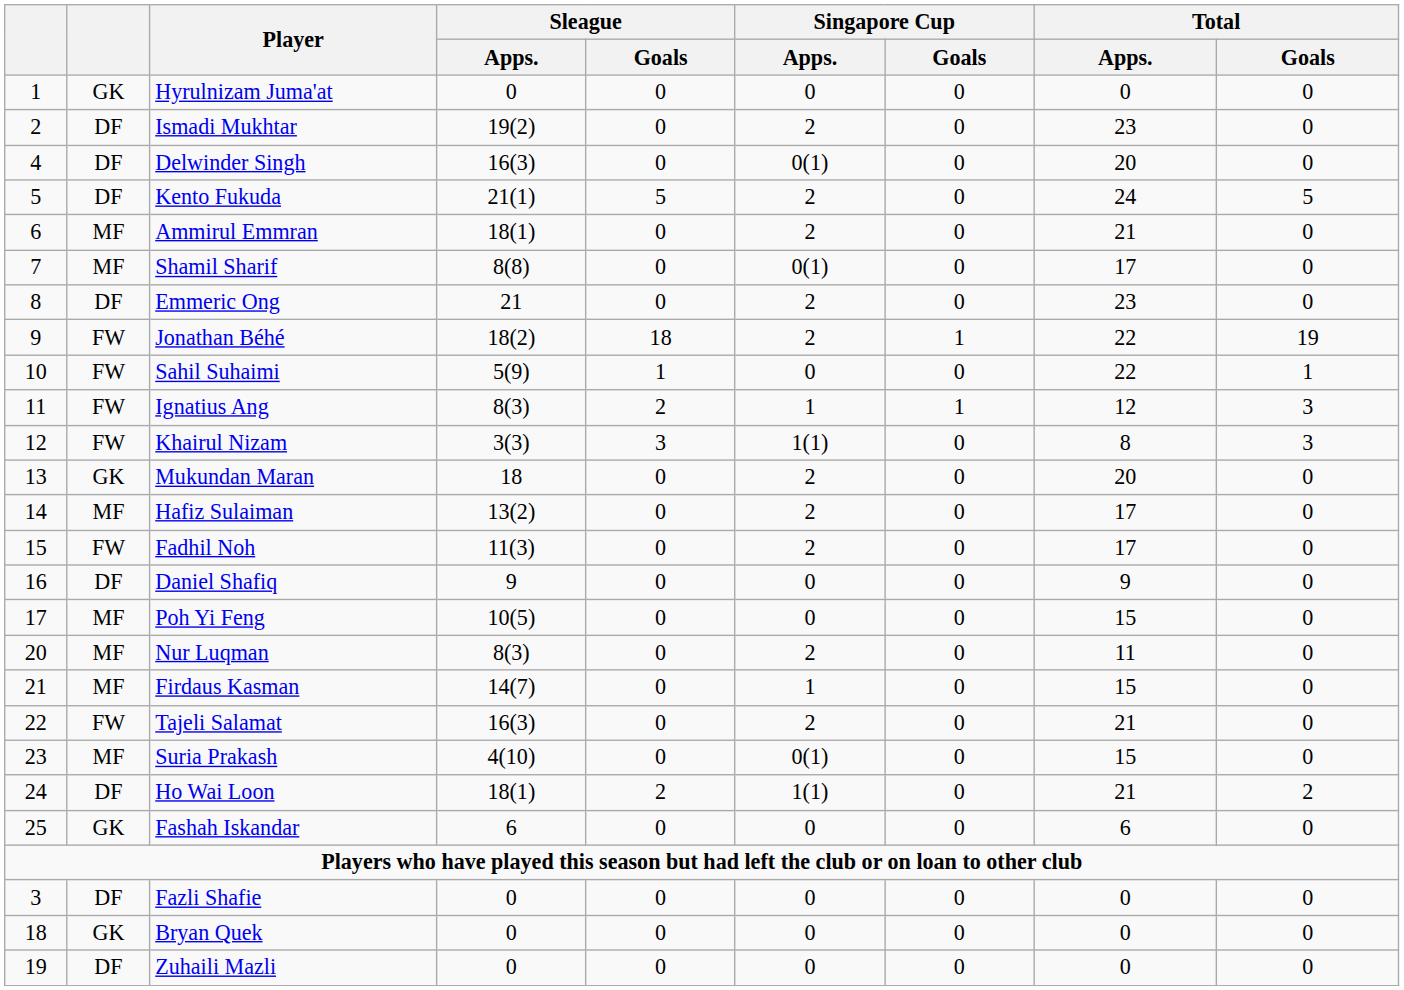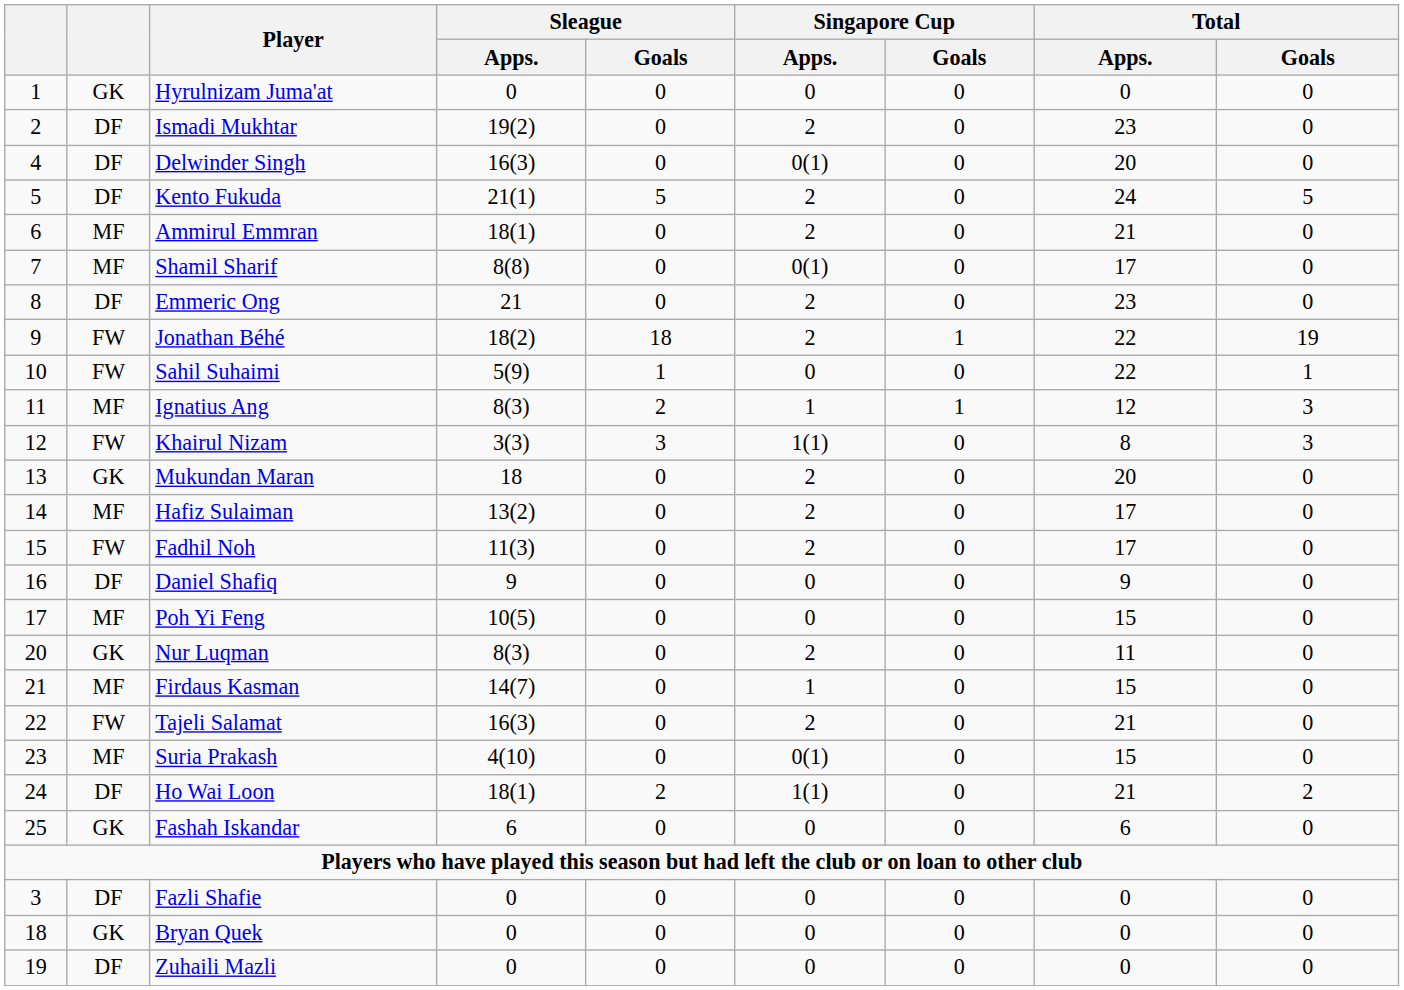(108, 407) FW -> (108, 407) MF
(108, 652) MF -> (108, 652) GK
